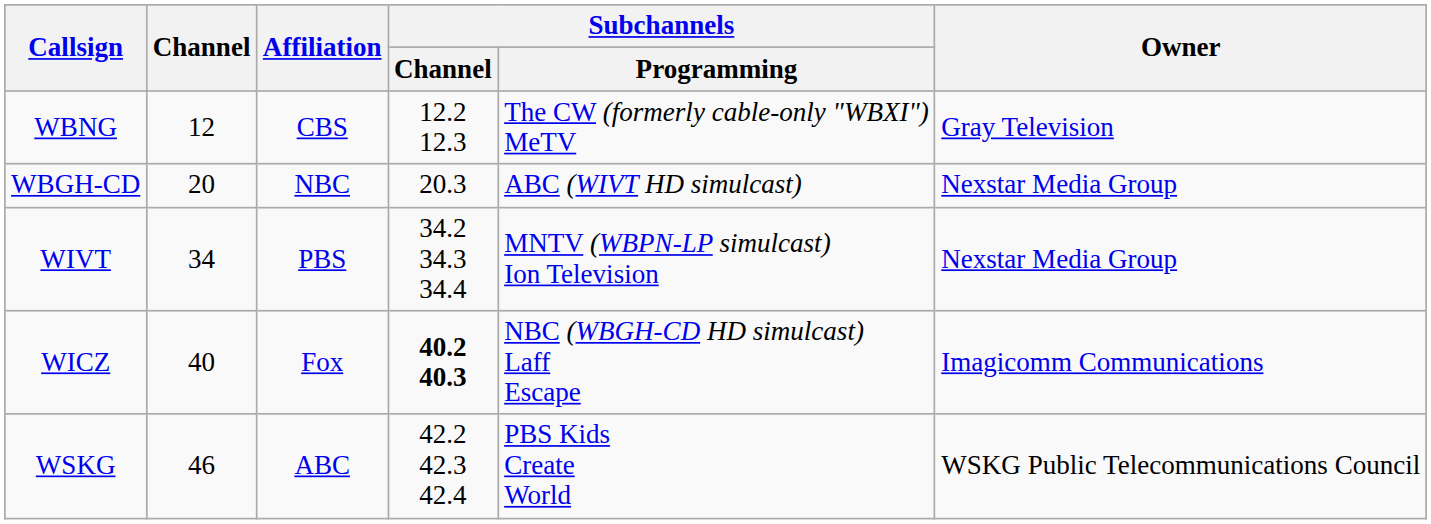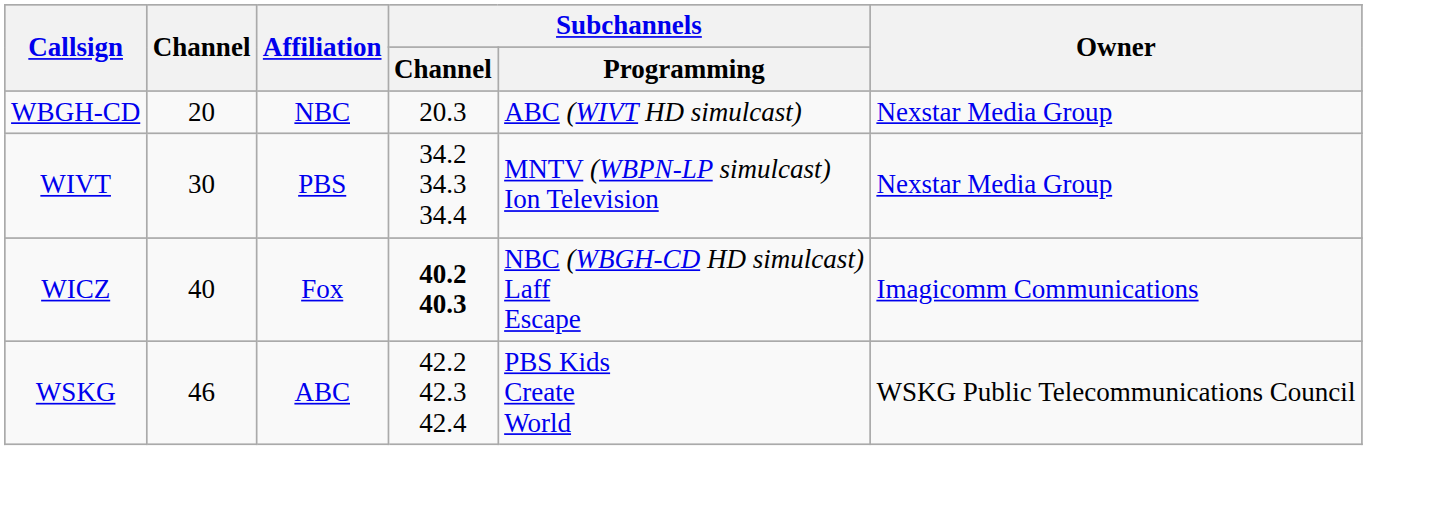- row: (76, 126)
(202, 258) 34 -> (202, 185) 30
